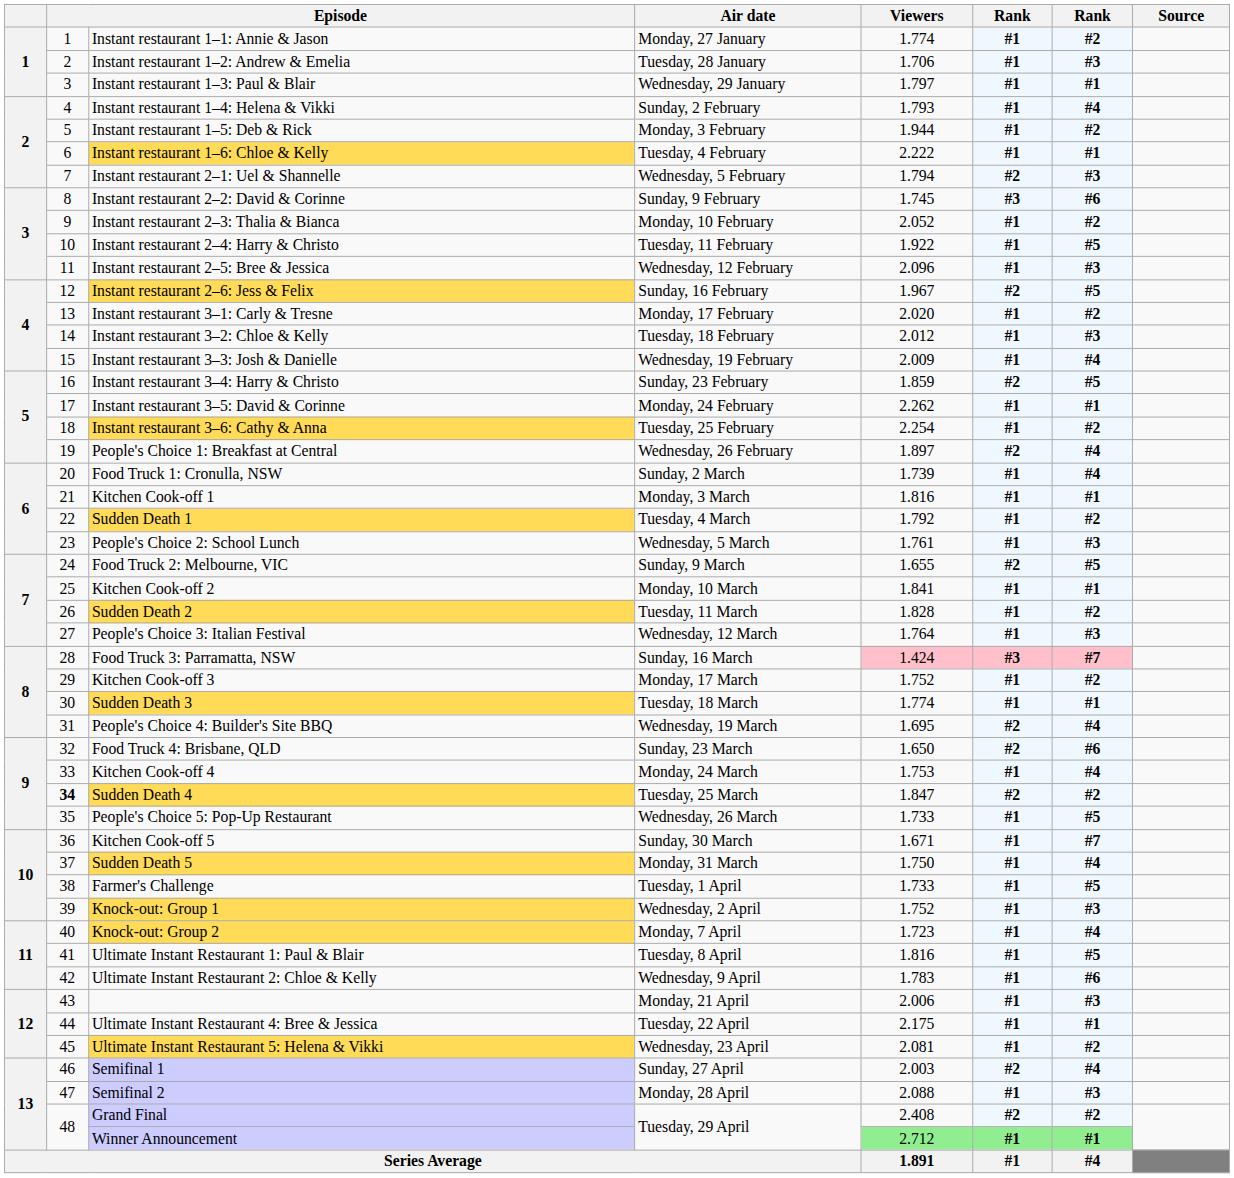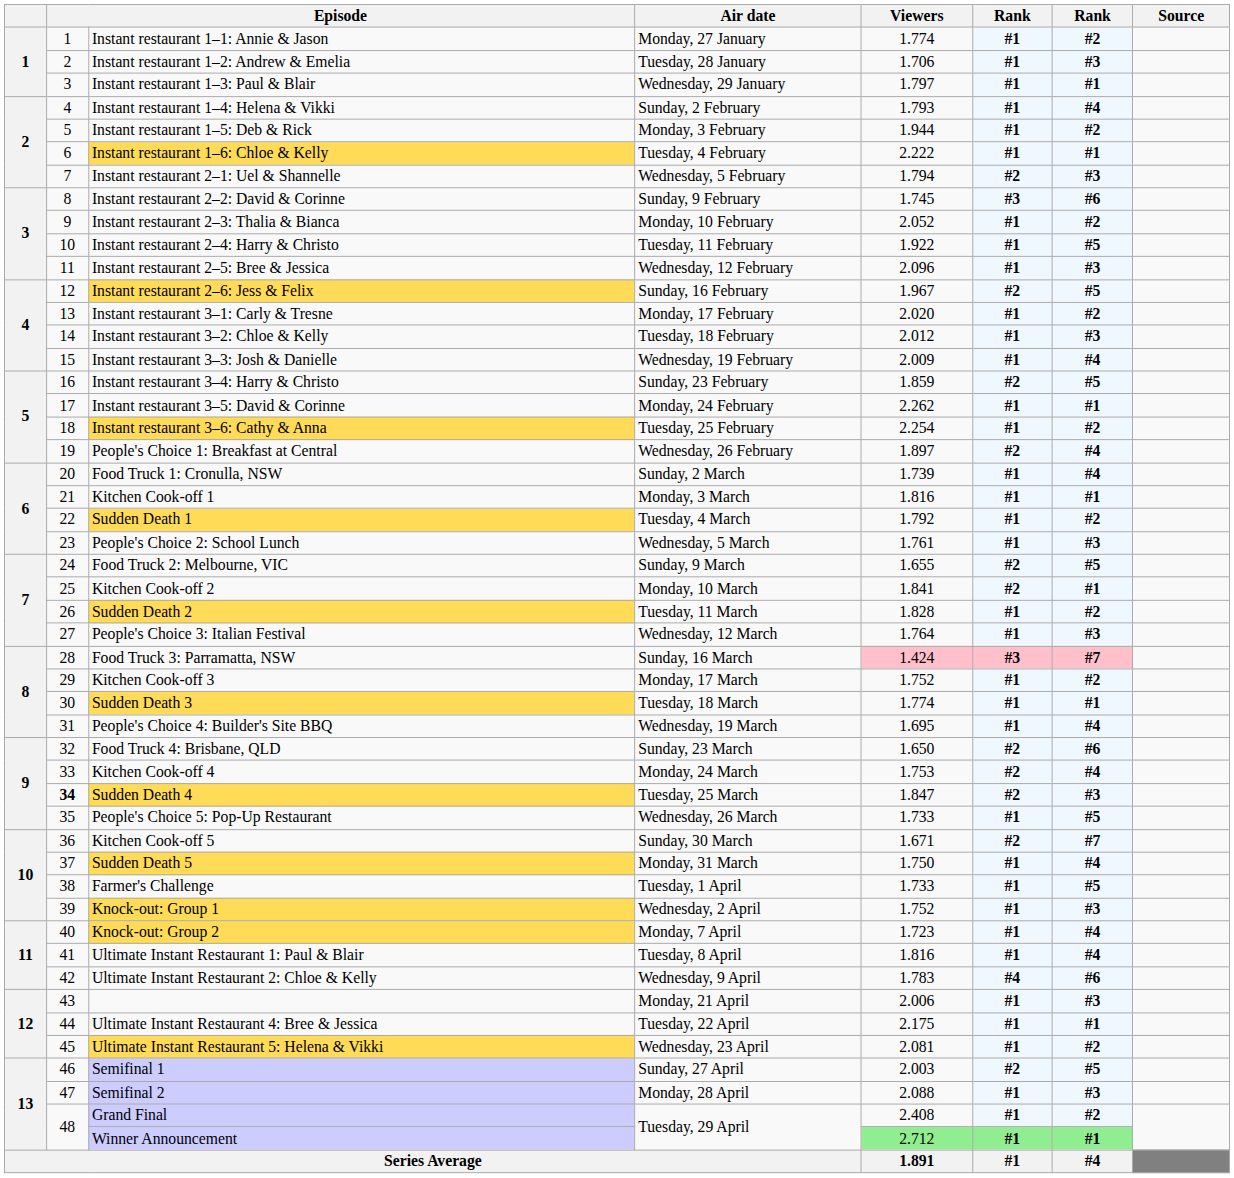(1012, 588) #1 -> (1012, 588) #2
(1012, 726) #2 -> (1012, 726) #1
(1012, 771) #1 -> (1012, 771) #2
(1093, 794) #2 -> (1093, 794) #3
(1012, 840) #1 -> (1012, 840) #2
(1093, 955) #5 -> (1093, 955) #4
(1012, 978) #1 -> (1012, 978) #4
(1093, 1069) #4 -> (1093, 1069) #5
(1012, 1115) #2 -> (1012, 1115) #1
